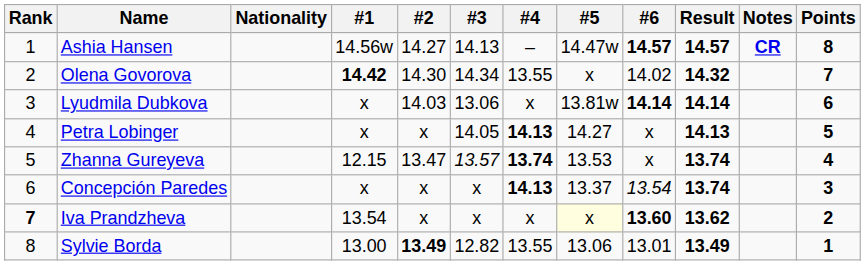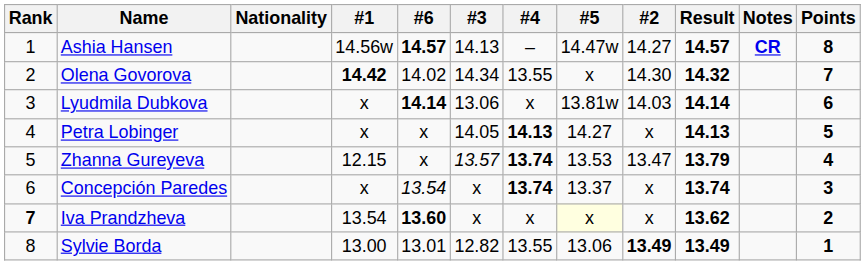columns swapped: (424, 18) <-> (649, 18)
(707, 160) 13.74 -> (707, 160) 13.79
(530, 189) 14.13 -> (530, 189) 13.74
